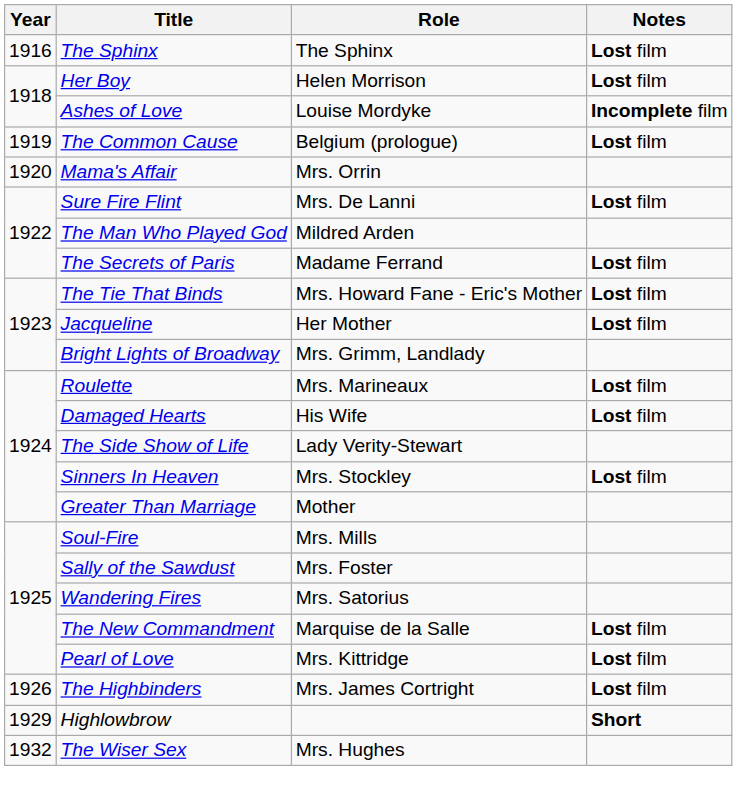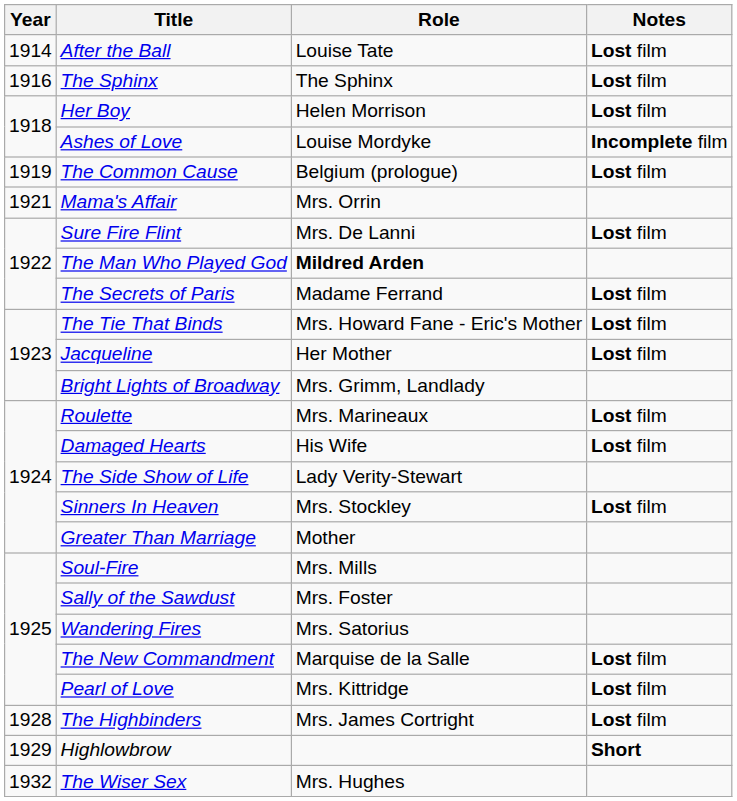+ row: (116, 50)
(30, 171) 1920 -> (30, 202) 1921
(355, 232) normal -> (360, 263) bold
(30, 689) 1926 -> (30, 720) 1928
